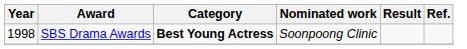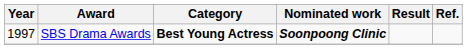(21, 34) 1998 -> (21, 34) 1997
(328, 34) normal -> (333, 34) bold
